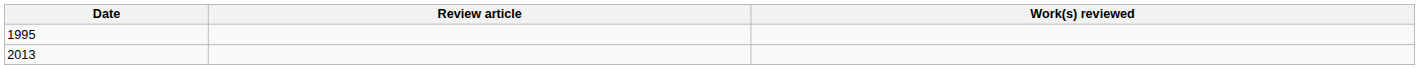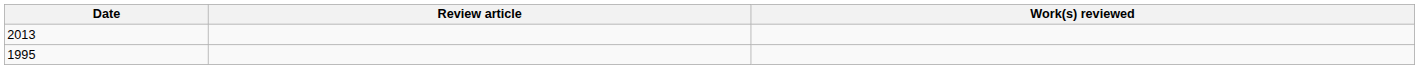rows swapped: (21, 34) <-> (21, 54)
